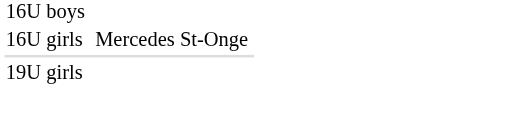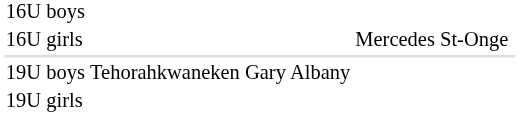+ row: (45, 72)
